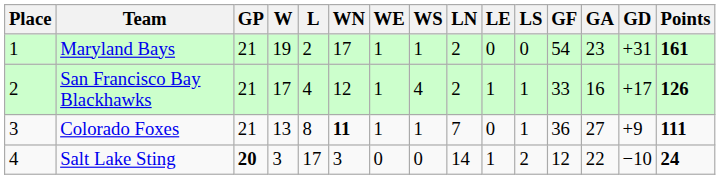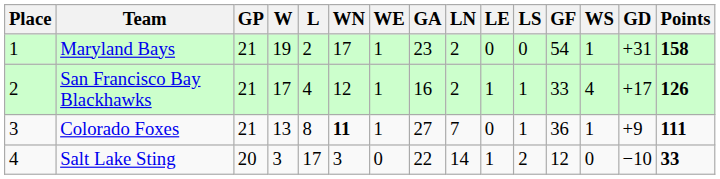columns swapped: (428, 19) <-> (600, 19)
(675, 49) 161 -> (675, 49) 158
(247, 159) bold -> (247, 159) normal
(670, 159) 24 -> (670, 159) 33
